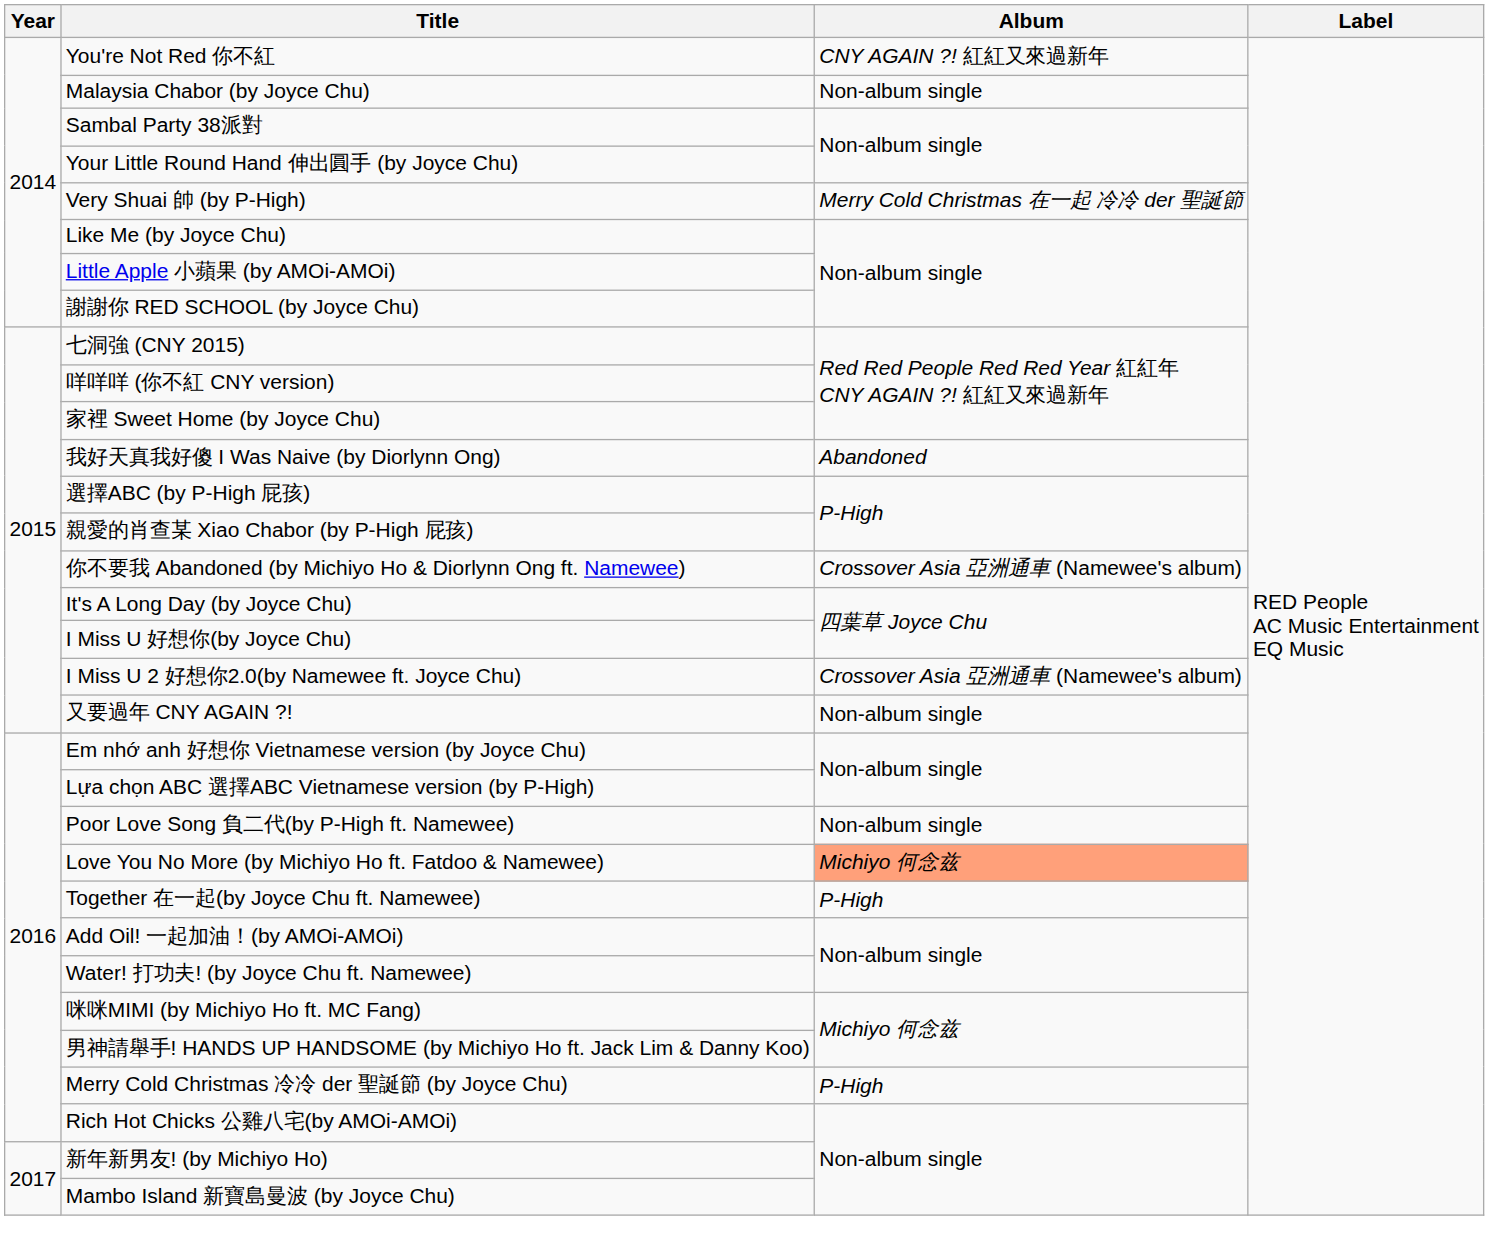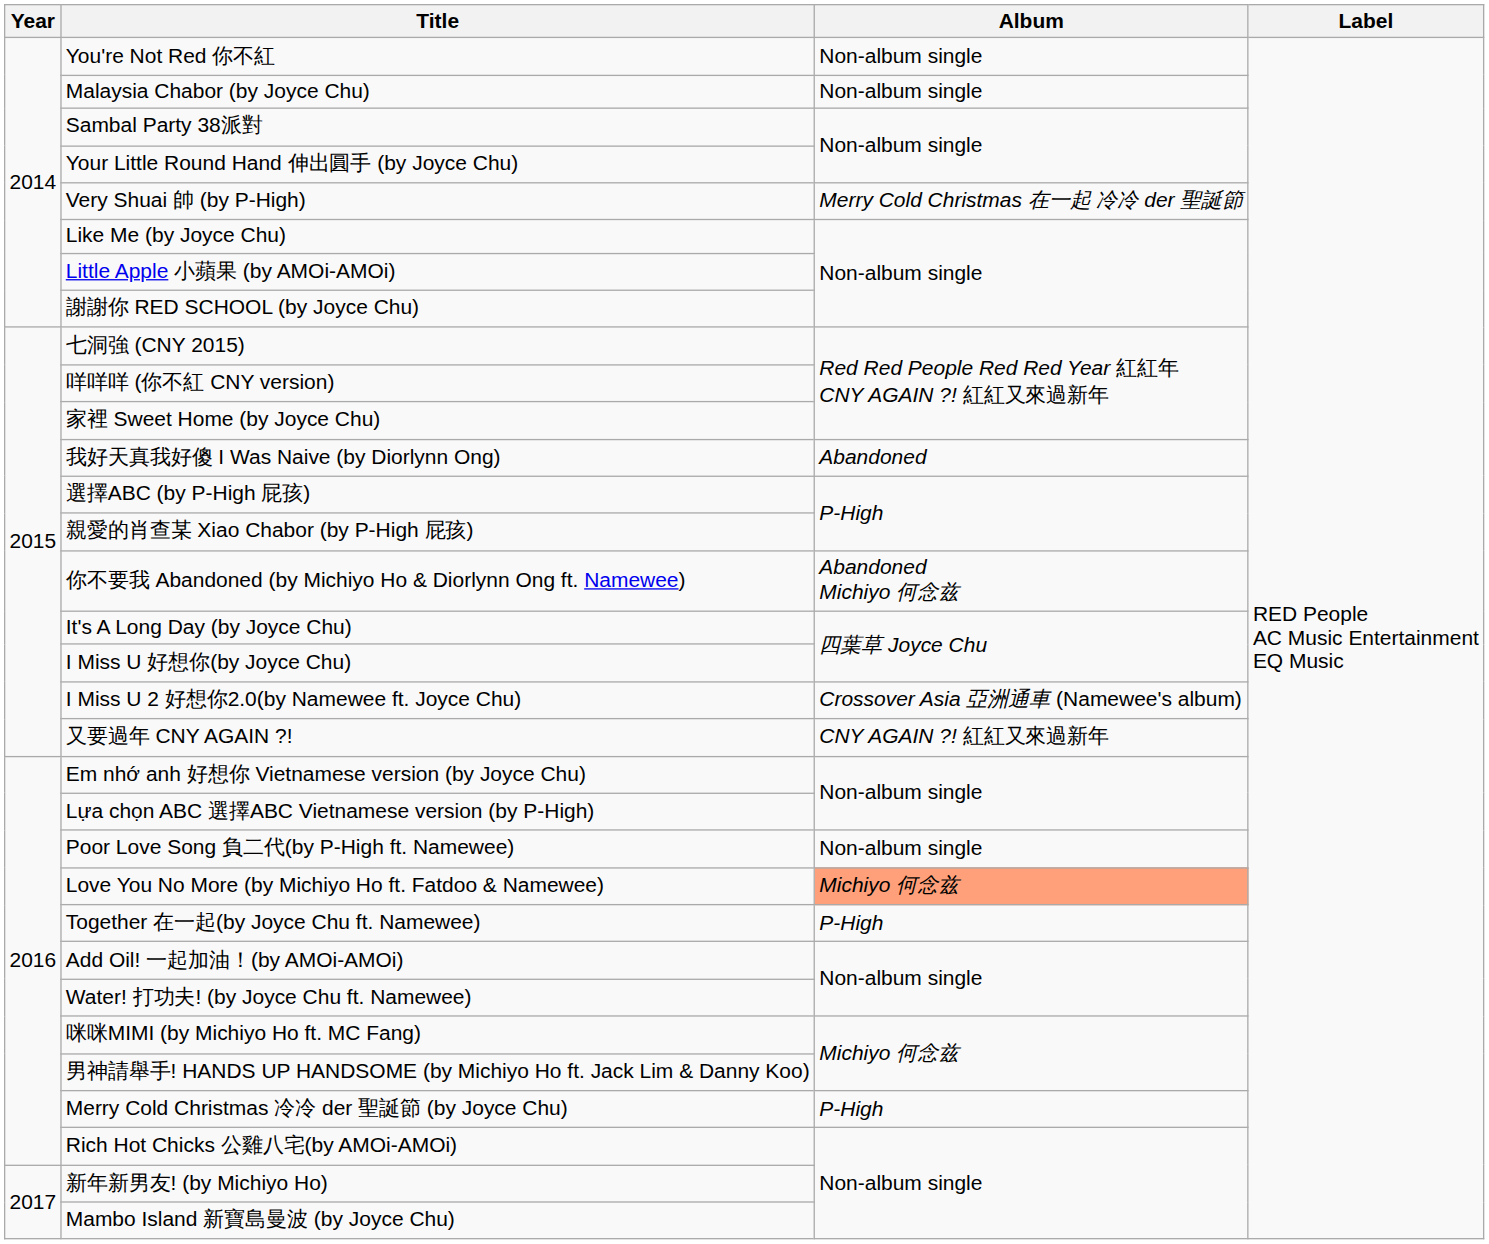(964, 55) CNY AGAIN ?! 紅紅又來過新年 -> (901, 56) Non-album single
(1031, 568) Crossover Asia 亞洲通車 (Namewee's album) -> (889, 579) Abandoned Michiyo 何念兹
(901, 713) Non-album single -> (964, 736) CNY AGAIN ?! 紅紅又來過新年
